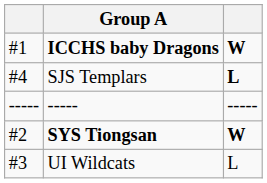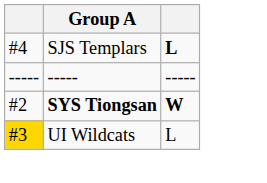- row: (133, 47)
(18, 163) no background -> (18, 134) gold background
